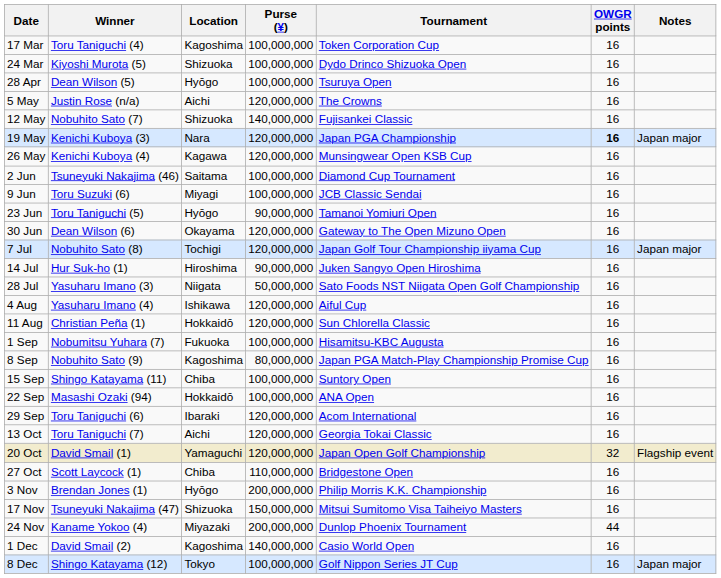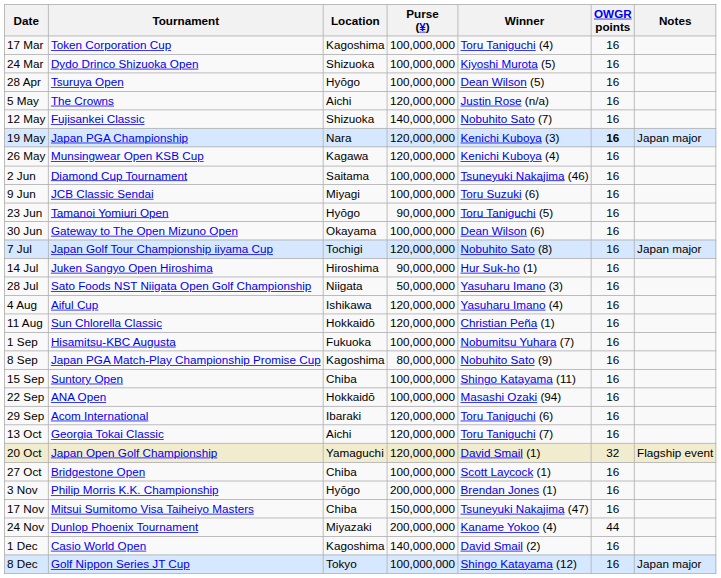columns swapped: (454, 20) <-> (115, 20)
(281, 231) 120,000,000 -> (423, 231) 100,000,000
(281, 472) 110,000,000 -> (423, 472) 100,000,000
(208, 509) Shizuoka -> (341, 509) Chiba
